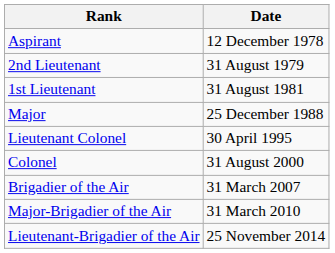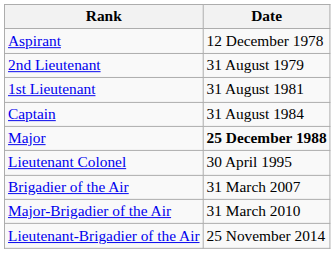+ row: (32, 114)
(265, 114) normal -> (267, 138) bold
- row: (32, 162)
